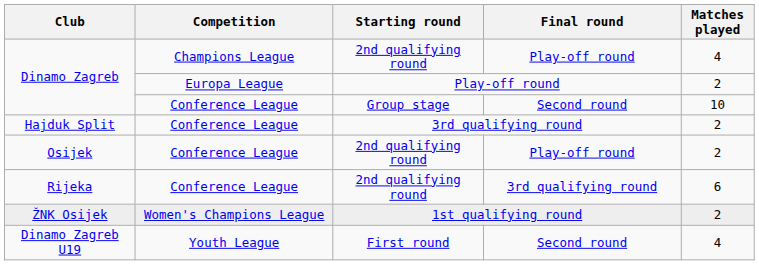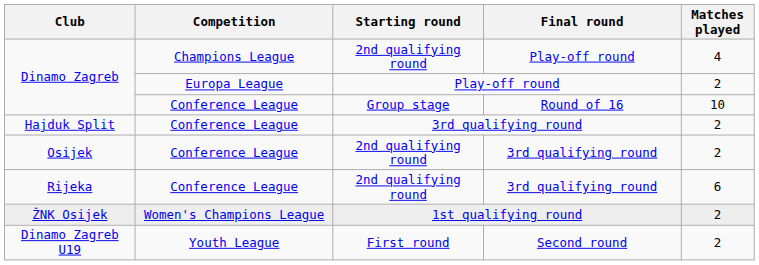(582, 104) Second round -> (582, 104) Round of 16
(582, 152) Play-off round -> (582, 152) 3rd qualifying round
(718, 242) 4 -> (718, 242) 2
